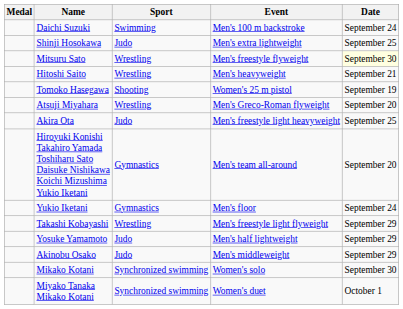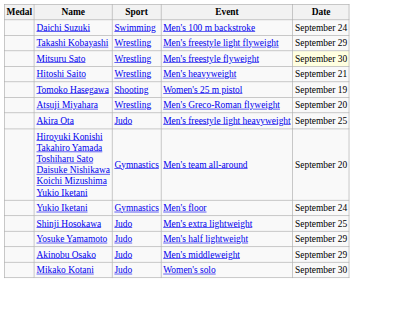rows swapped: (72, 223) <-> (69, 43)
(161, 270) Synchronized swimming -> (123, 270) Judo
- row: (66, 291)
